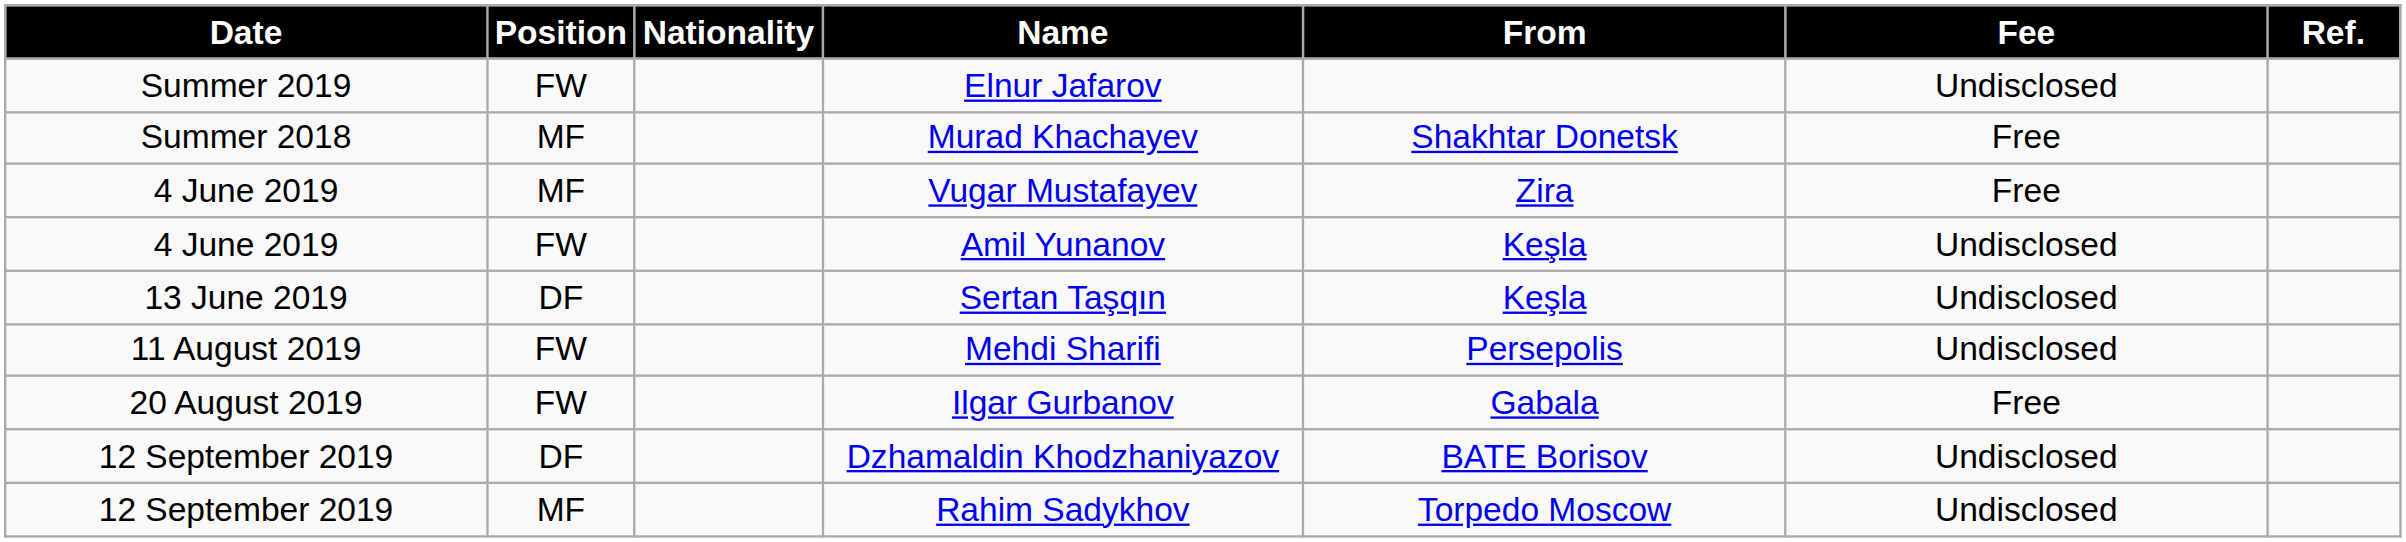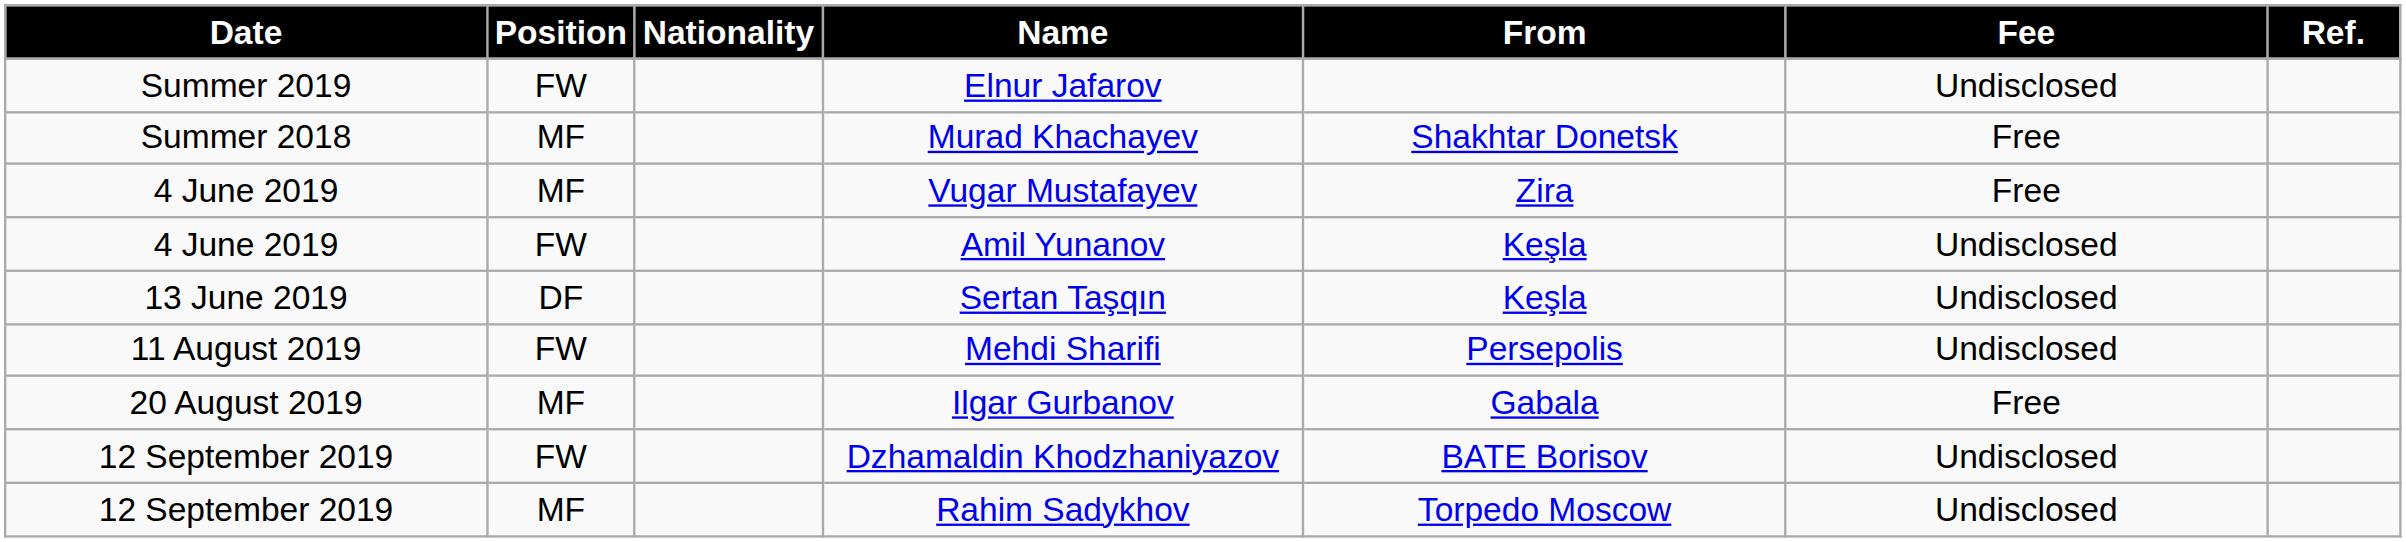(561, 403) FW -> (561, 403) MF
(561, 456) DF -> (561, 456) FW
